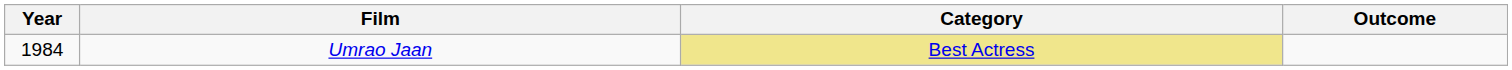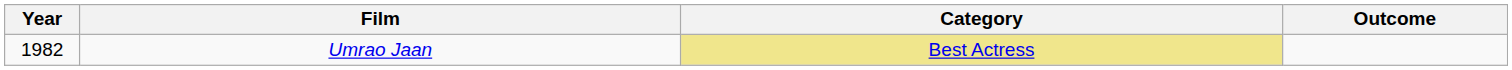(42, 49) 1984 -> (42, 49) 1982
